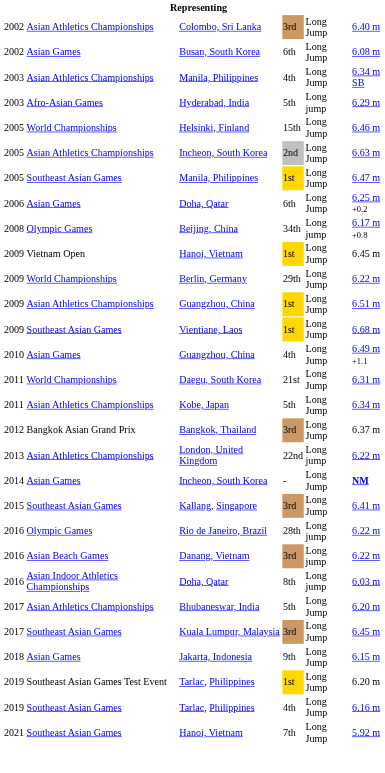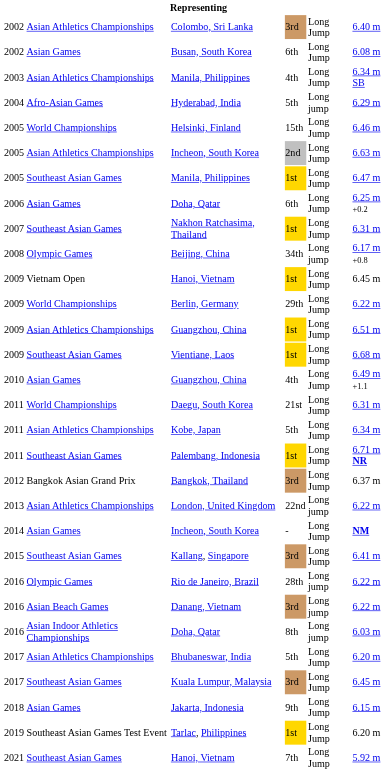(14, 102) 2003 -> (14, 102) 2004
+ row: (213, 228)
+ row: (215, 455)
- row: (217, 707)
